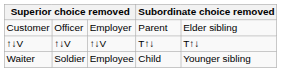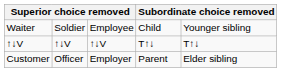rows swapped: (28, 28) <-> (21, 59)
